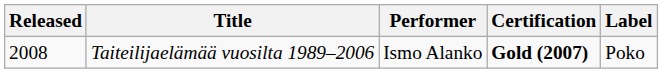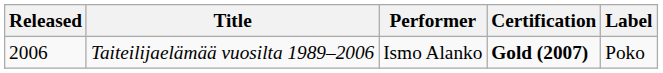(28, 52) 2008 -> (28, 52) 2006
